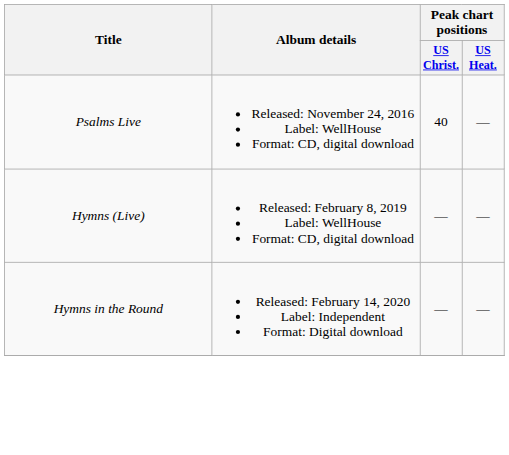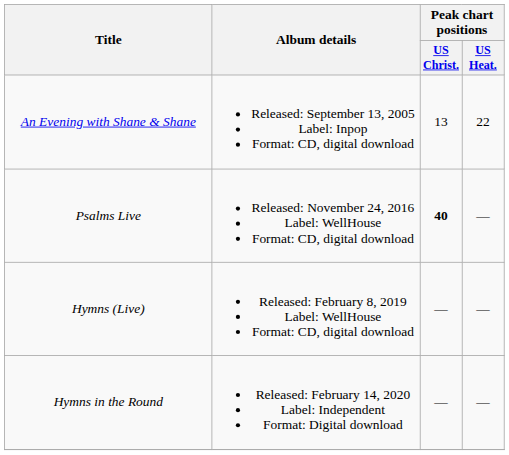+ row: (108, 121)
(441, 121) normal -> (441, 215) bold
